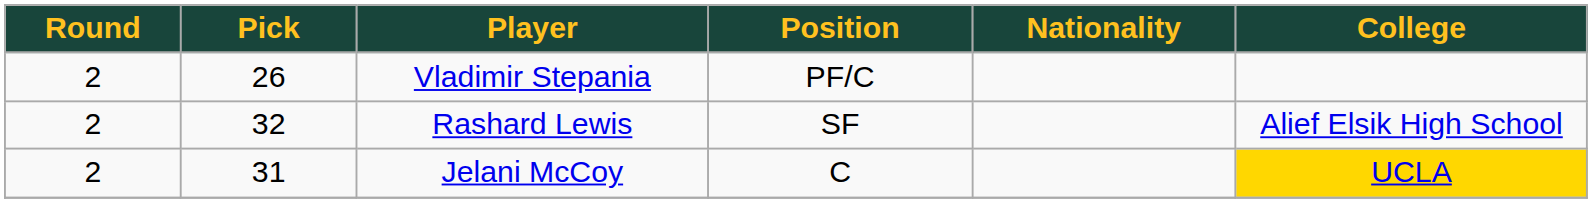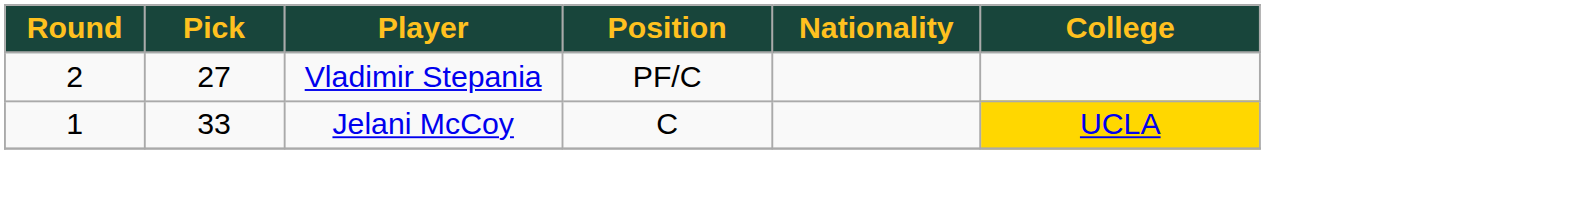(269, 76) 26 -> (214, 76) 27
- row: (532, 124)
(93, 172) 2 -> (75, 124) 1
(269, 172) 31 -> (214, 124) 33
